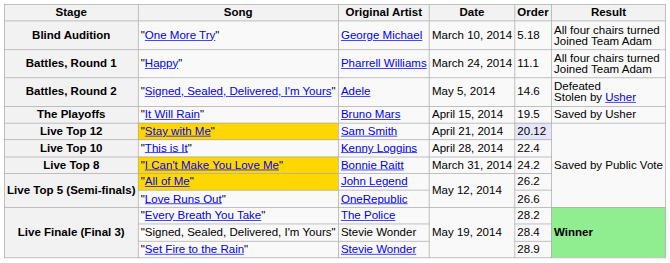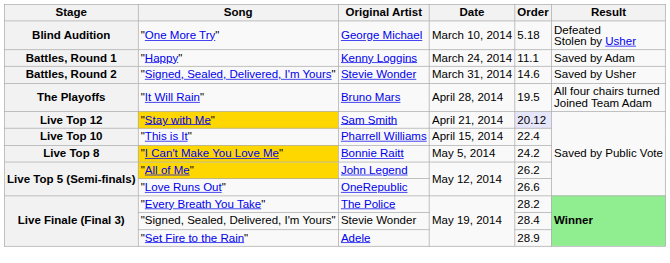(607, 35) All four chairs turned Joined Team Adam -> (595, 35) Defeated Stolen by Usher
(384, 63) Pharrell Williams -> (379, 58) Kenny Loggins
(607, 63) All four chairs turned Joined Team Adam -> (594, 58) Saved by Adam
(356, 92) Adele -> (379, 74) Stevie Wonder
(464, 92) May 5, 2014 -> (472, 74) March 31, 2014
(595, 92) Defeated Stolen by Usher -> (595, 74) Saved by Usher
(468, 114) April 15, 2014 -> (468, 97) April 28, 2014
(595, 114) Saved by Usher -> (607, 97) All four chairs turned Joined Team Adam
(379, 148) Kenny Loggins -> (384, 136) Pharrell Williams
(468, 148) April 28, 2014 -> (468, 136) April 15, 2014
(472, 165) March 31, 2014 -> (464, 153) May 5, 2014
(379, 249) Stevie Wonder -> (356, 237) Adele
